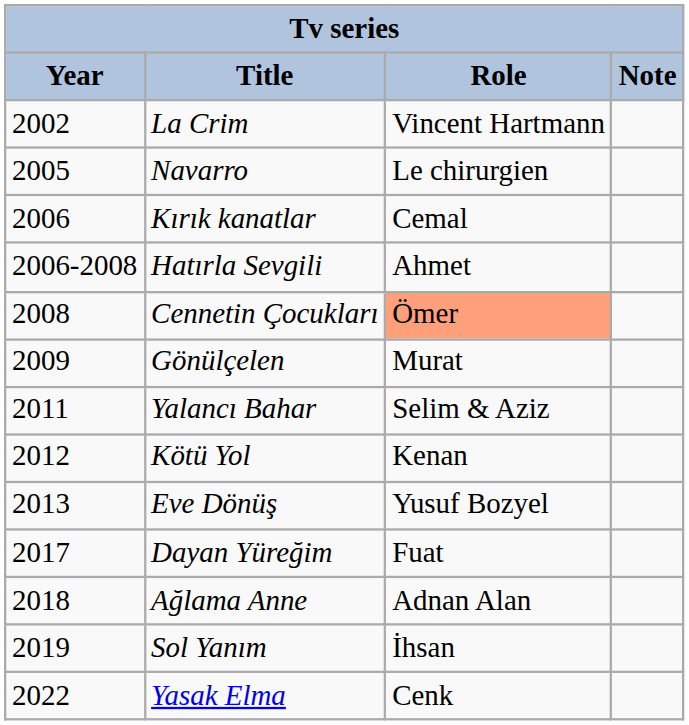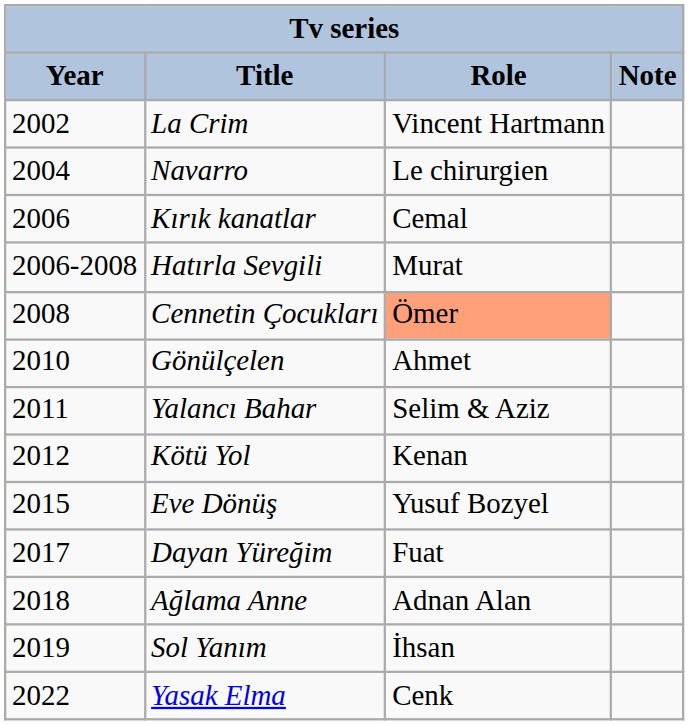(41, 171) 2005 -> (41, 171) 2004
(432, 266) Ahmet -> (428, 266) Murat
(41, 361) 2009 -> (41, 361) 2010
(428, 361) Murat -> (432, 361) Ahmet
(41, 504) 2013 -> (41, 504) 2015
